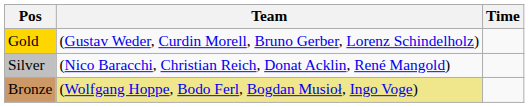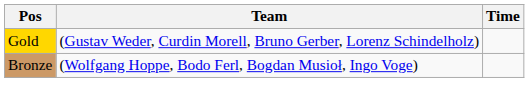- row: (26, 65)
(239, 89) khaki background -> (239, 65) no background
